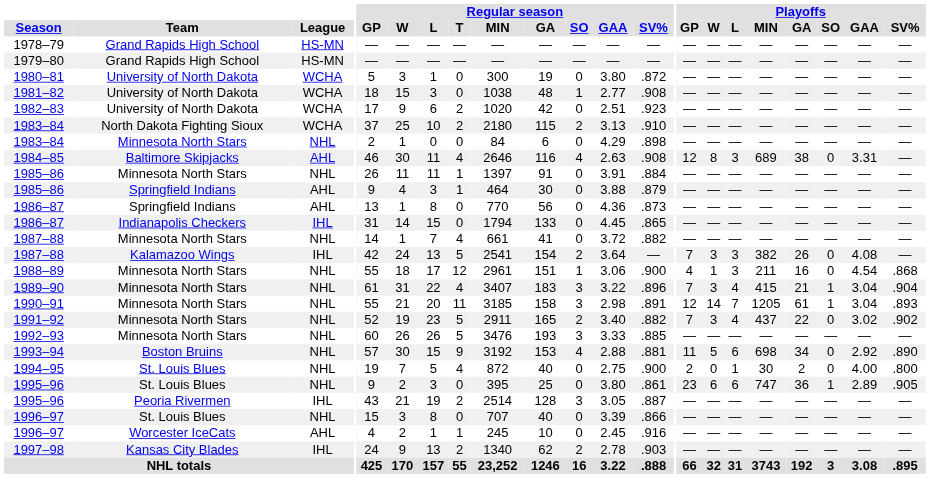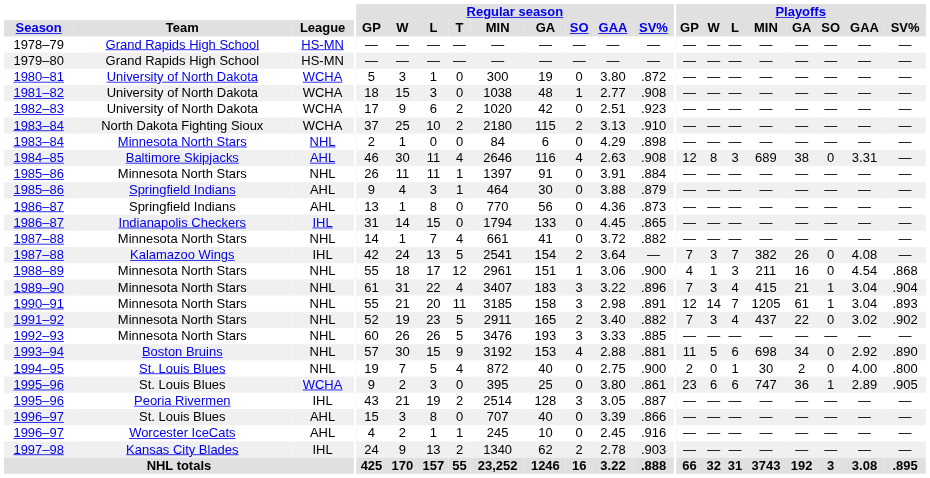(735, 255) 3 -> (735, 255) 7
(323, 384) NHL -> (323, 384) WCHA
(323, 417) NHL -> (323, 417) AHL
